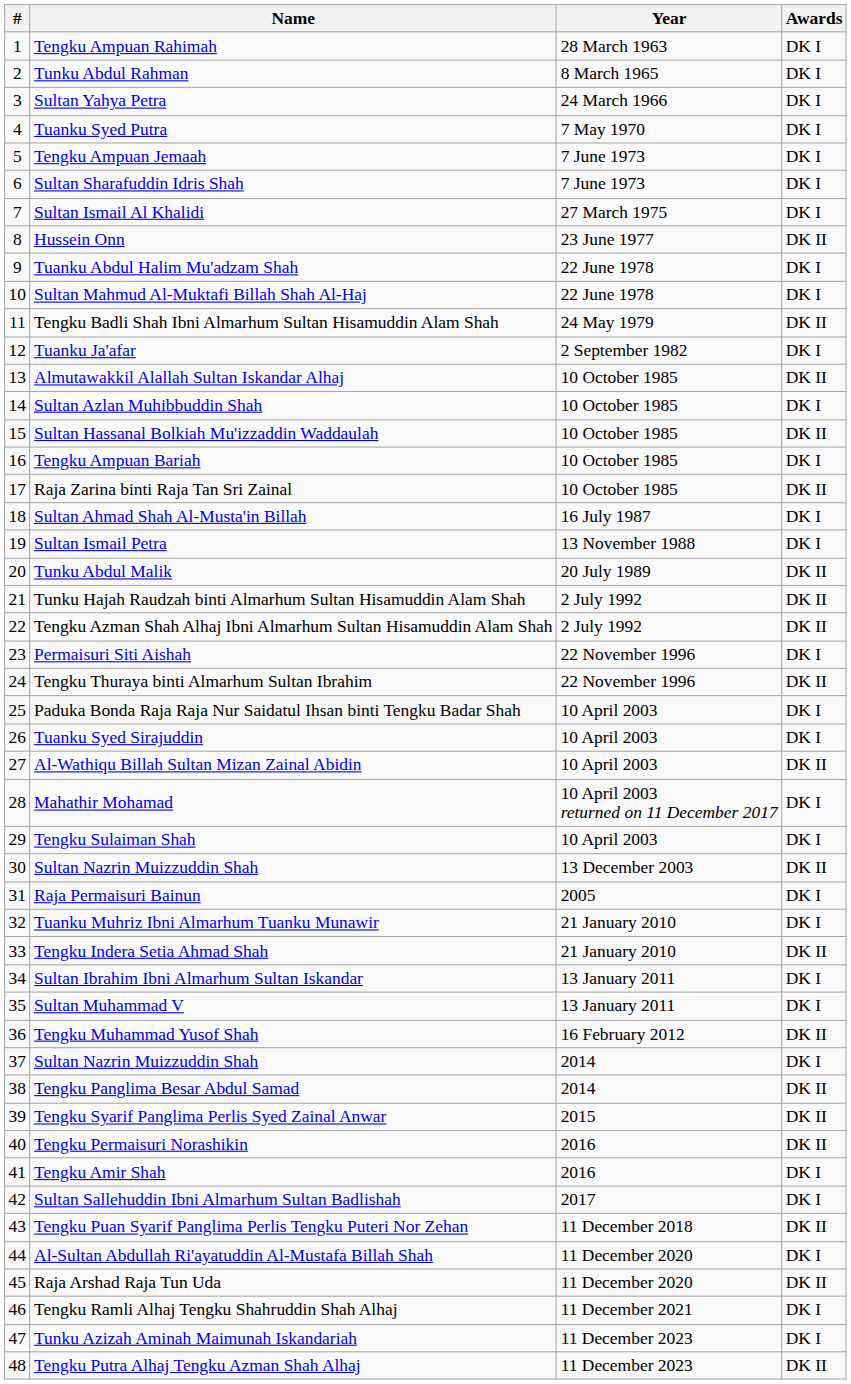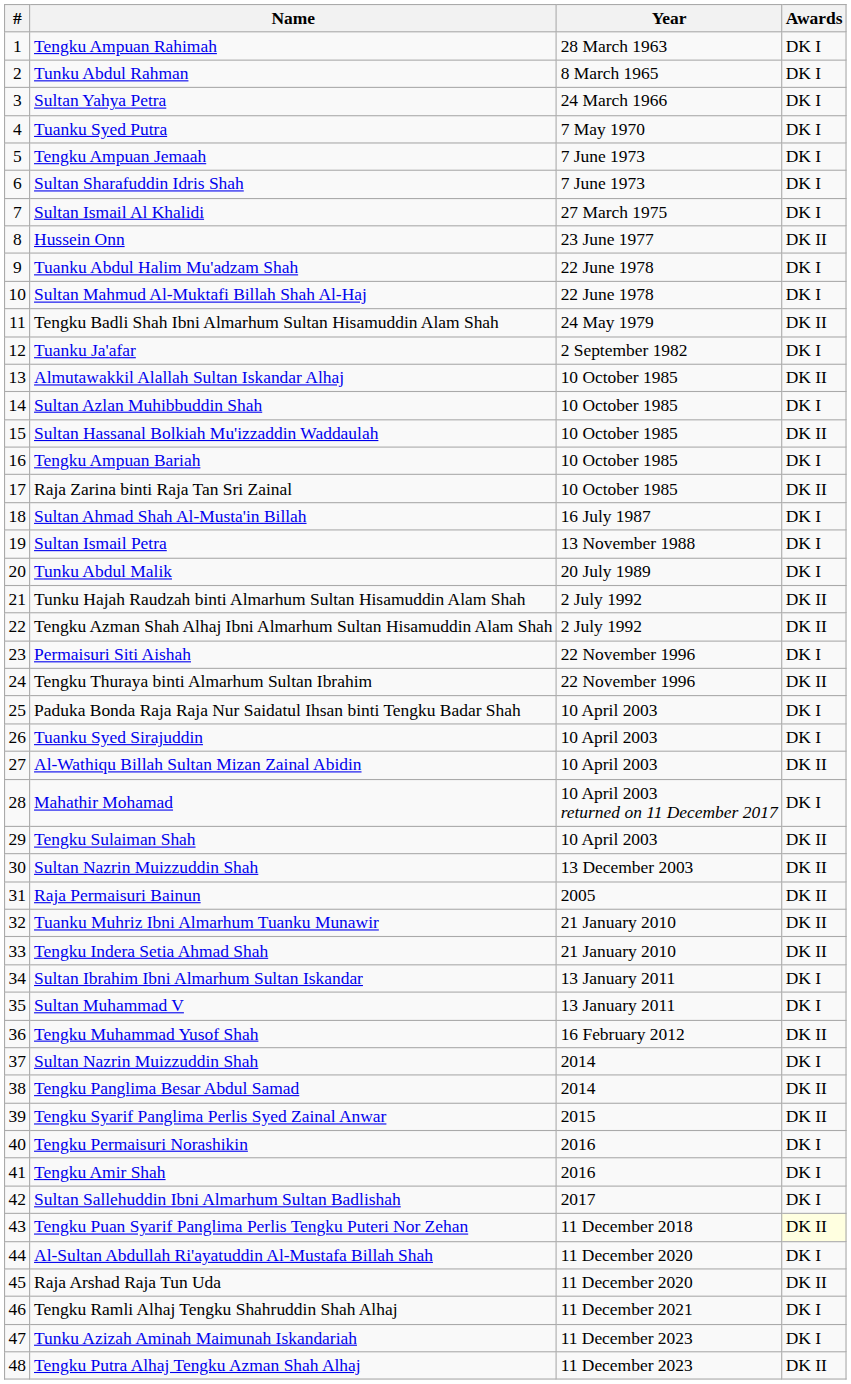(806, 571) DK II -> (803, 571) DK I
(803, 840) DK I -> (806, 840) DK II
(803, 895) DK I -> (806, 895) DK II
(803, 923) DK I -> (806, 923) DK II
(806, 1144) DK II -> (803, 1144) DK I
(806, 1227) no background -> (806, 1227) lightyellow background
